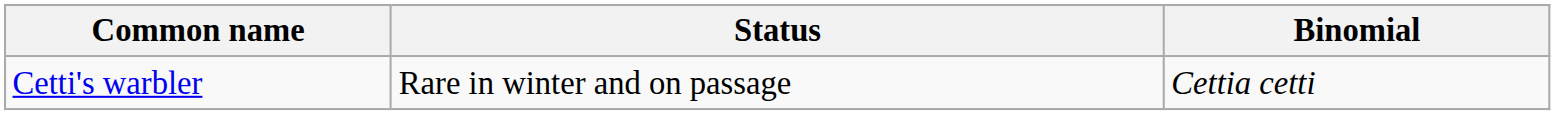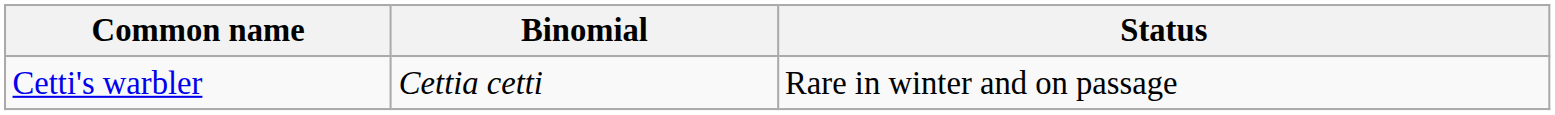columns swapped: (1357, 30) <-> (778, 30)
